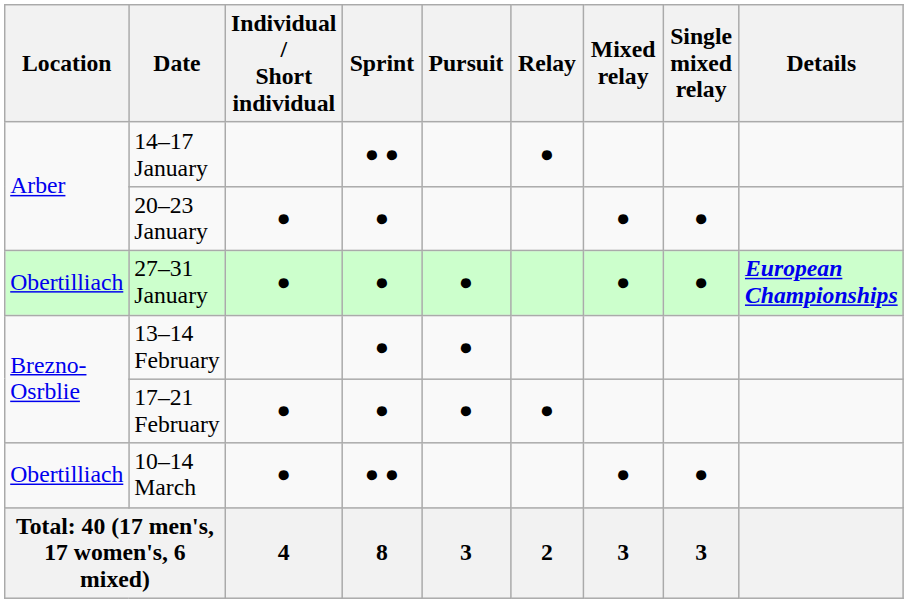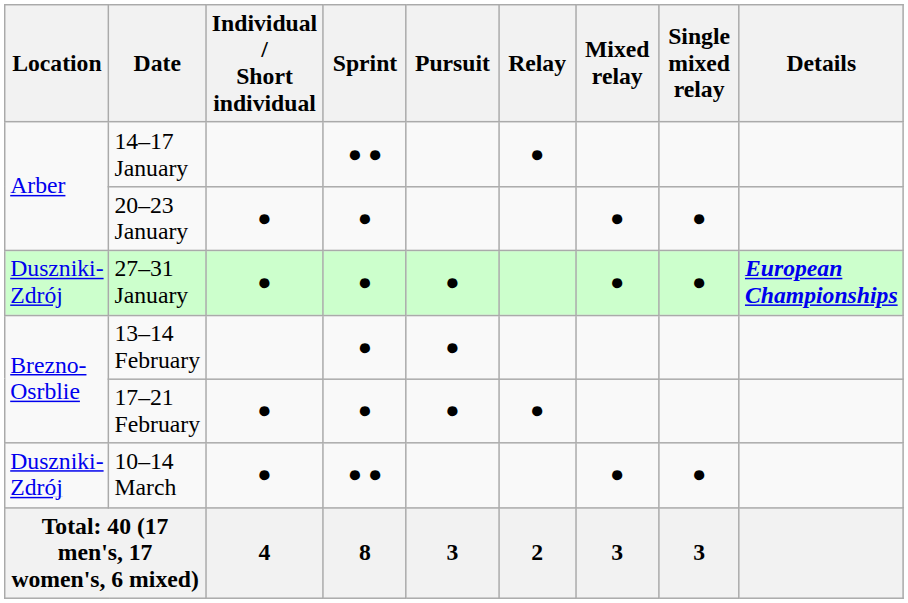(67, 282) Obertilliach -> (57, 282) Duszniki-Zdrój
(67, 475) Obertilliach -> (57, 475) Duszniki-Zdrój
